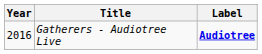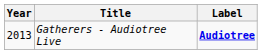(19, 35) 2016 -> (19, 35) 2013
